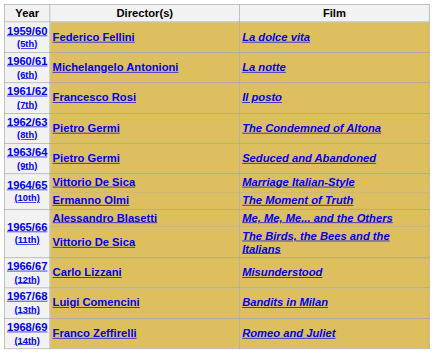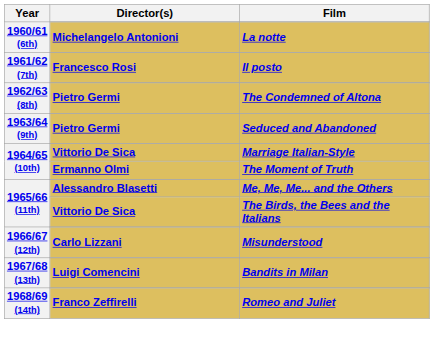- row: (276, 37)
